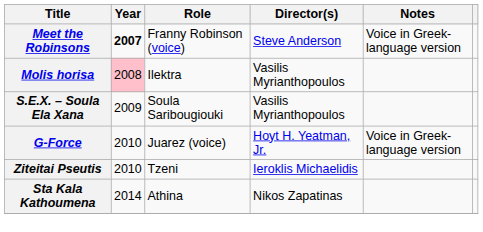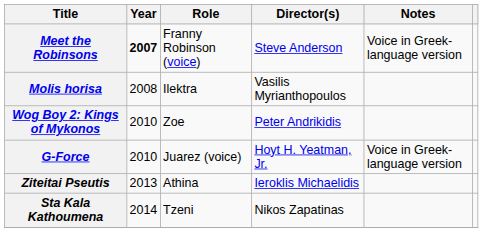(128, 75) pink background -> (143, 89) no background
- row: (58, 108)
+ row: (66, 122)
(128, 169) 2010 -> (143, 183) 2013
(163, 169) Tzeni -> (181, 183) Athina
(165, 196) Athina -> (178, 210) Tzeni
